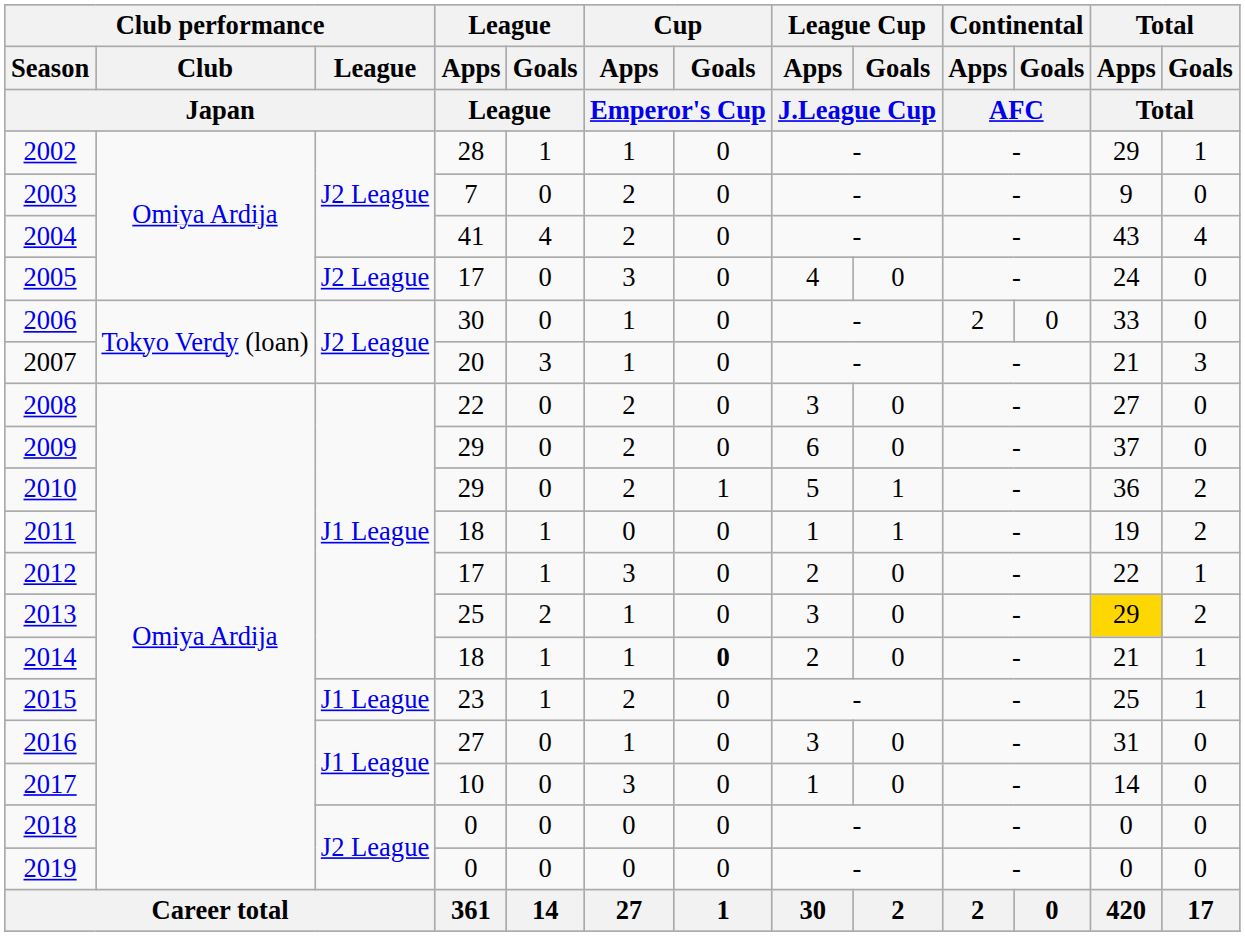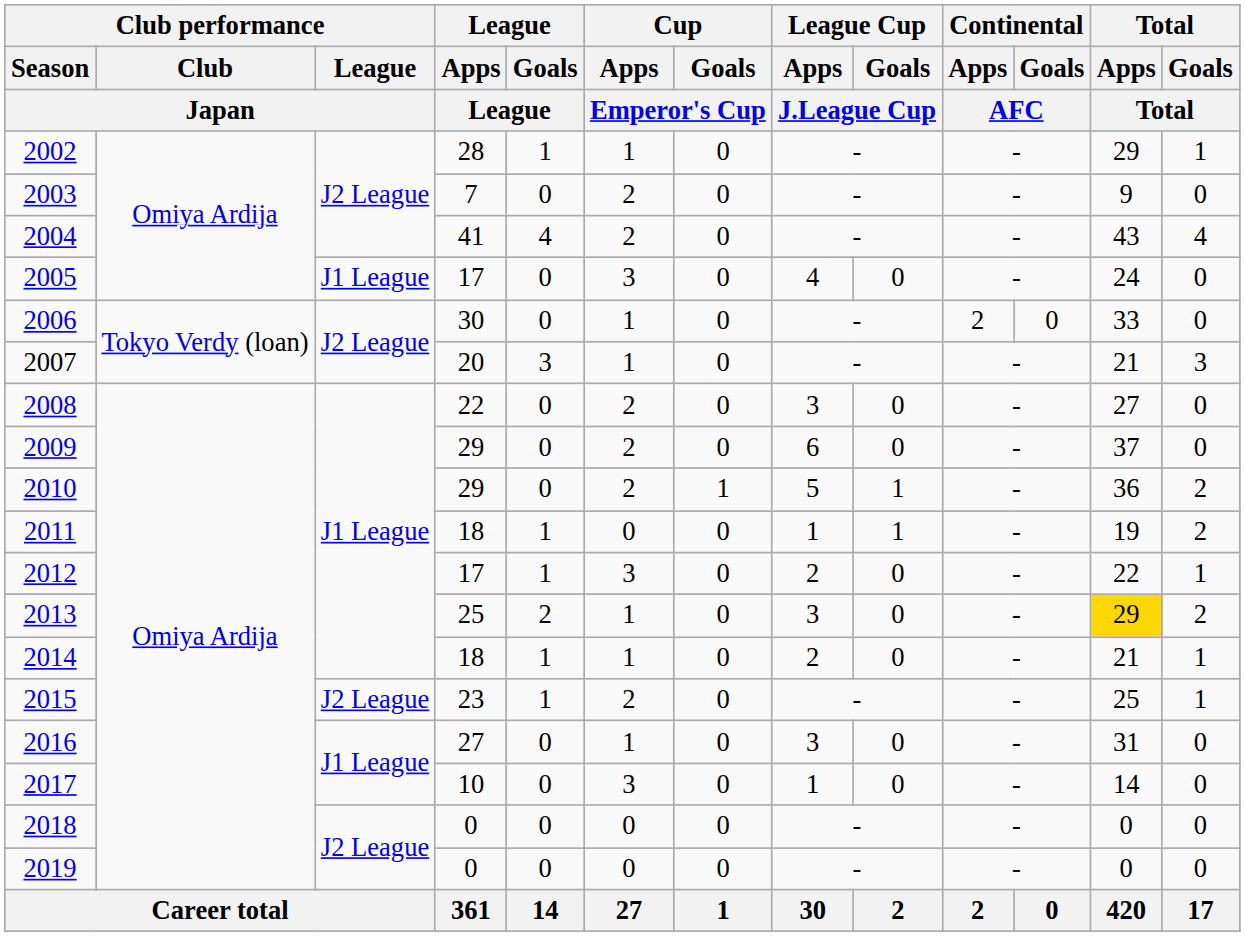(375, 278) J2 League -> (375, 278) J1 League
(723, 657) bold -> (723, 657) normal
(375, 699) J1 League -> (375, 699) J2 League
